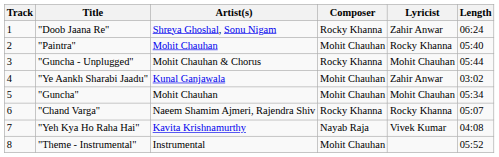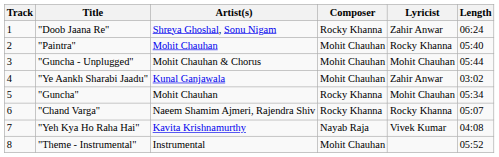(351, 62) Rocky Khanna -> (353, 62) Mohit Chauhan
(353, 95) Mohit Chauhan -> (351, 95) Rocky Khanna
